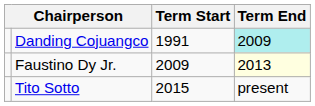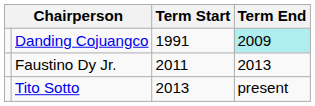(172, 64) 2009 -> (172, 64) 2011
(254, 64) lightyellow background -> (254, 64) no background
(172, 88) 2015 -> (172, 88) 2013
